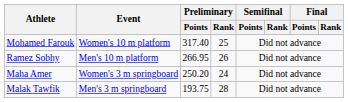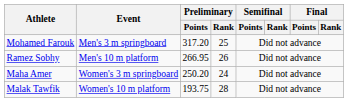(125, 43) Women's 10 m platform -> (123, 43) Men's 3 m springboard
(196, 43) 317.40 -> (196, 43) 317.20
(123, 90) Men's 3 m springboard -> (125, 90) Women's 10 m platform
